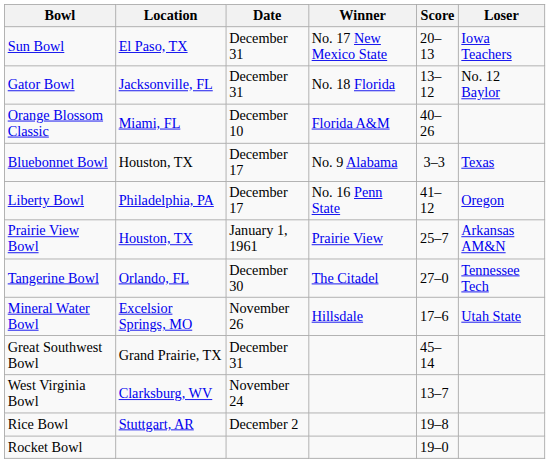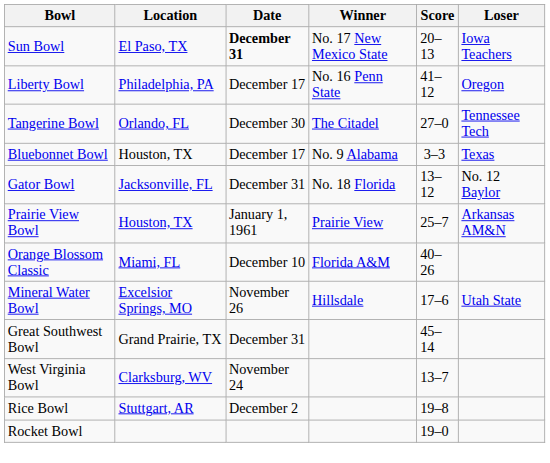(258, 46) normal -> (260, 46) bold
rows swapped: (41, 84) <-> (46, 200)
rows swapped: (53, 278) <-> (55, 123)
